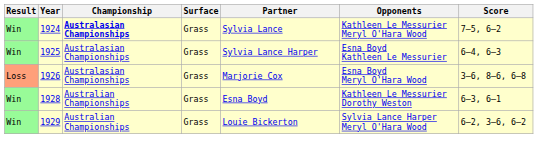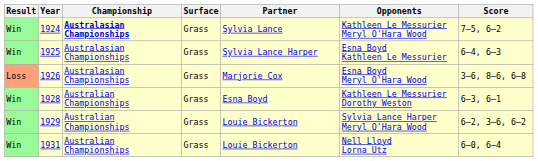+ row: (50, 145)
